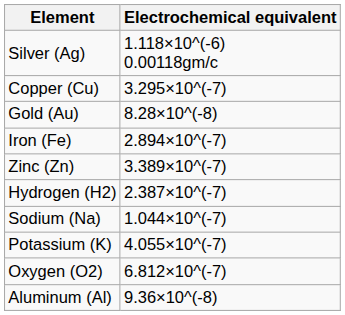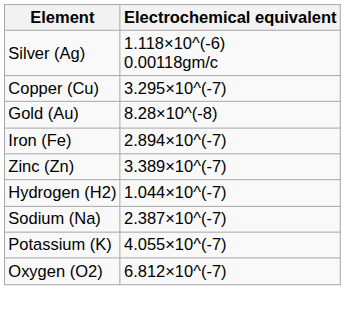(175, 192) 2.387×10^(-7) -> (175, 192) 1.044×10^(-7)
(175, 219) 1.044×10^(-7) -> (175, 219) 2.387×10^(-7)
- row: (60, 297)
